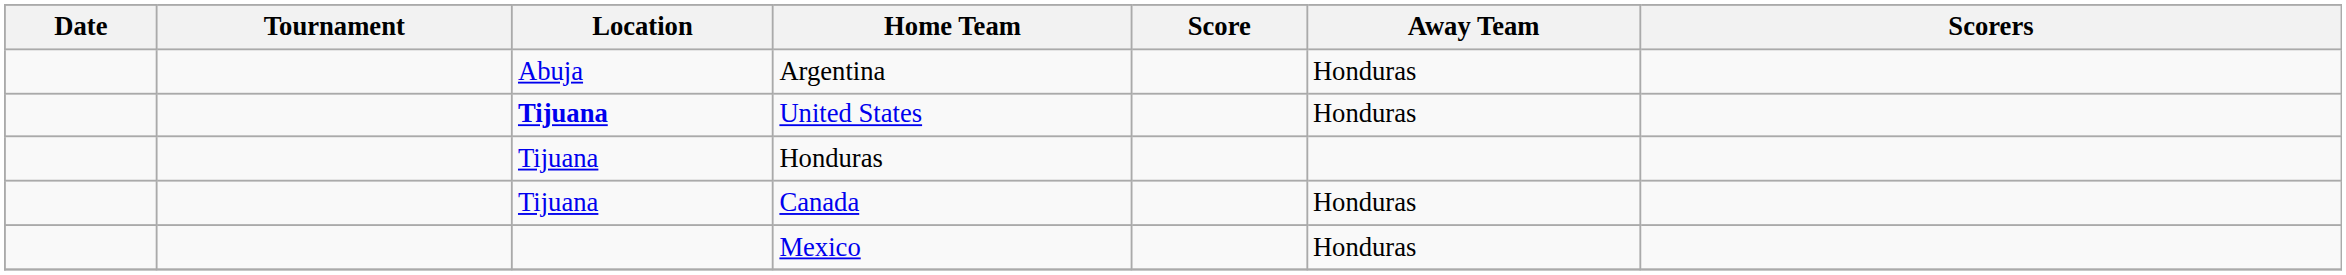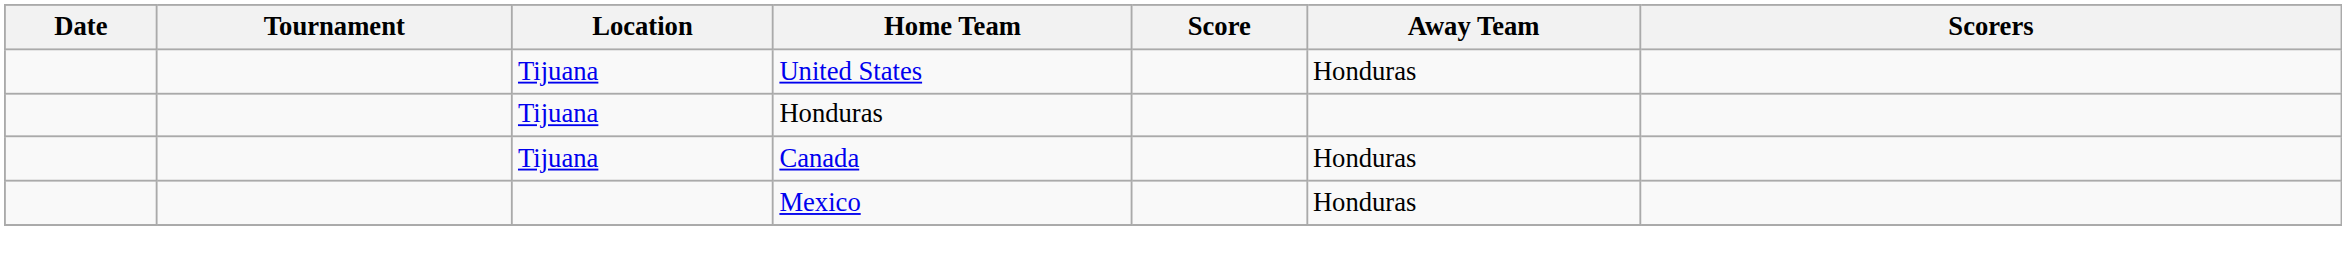- row: (832, 70)
(563, 114) bold -> (558, 70) normal
